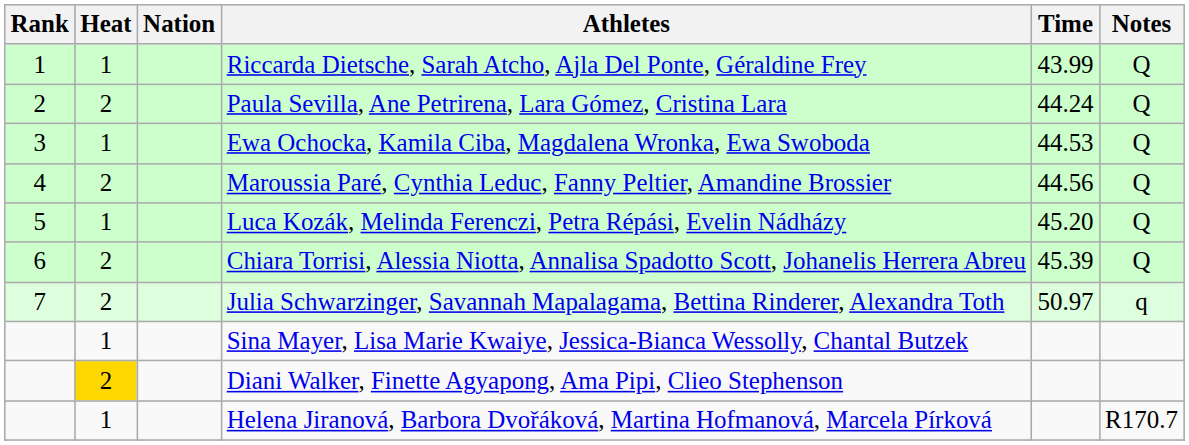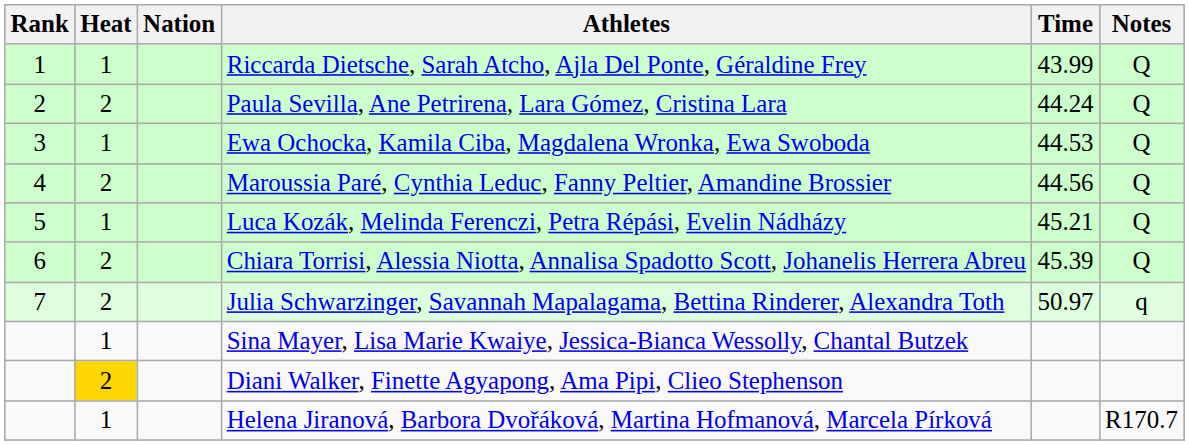(1066, 222) 45.20 -> (1066, 222) 45.21
